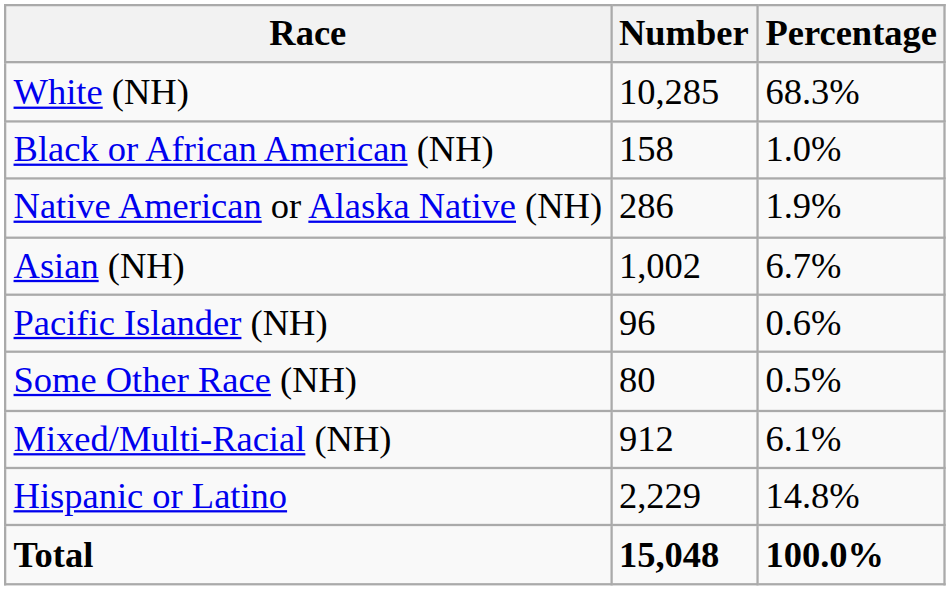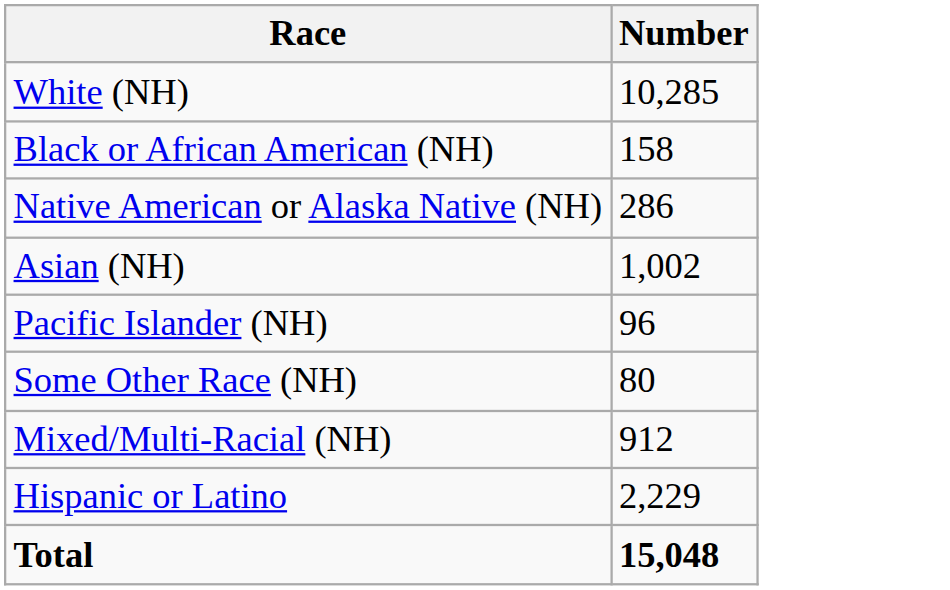- column: (851, 33)
